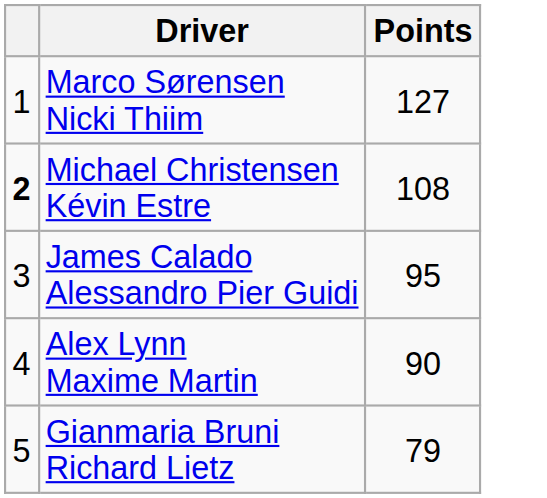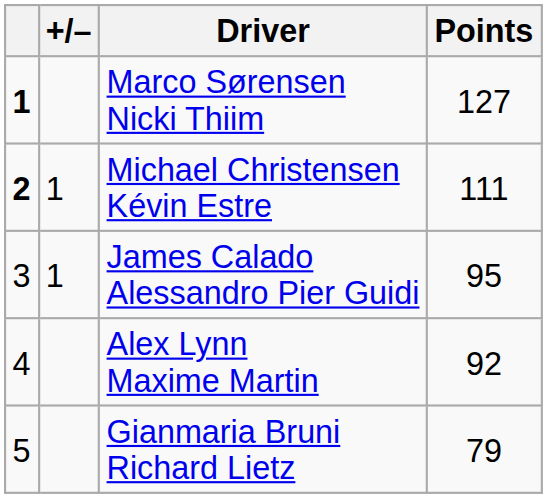+ column: (69, 31)
(22, 100) normal -> (22, 100) bold
(423, 188) 108 -> (484, 188) 111
(423, 363) 90 -> (484, 363) 92
